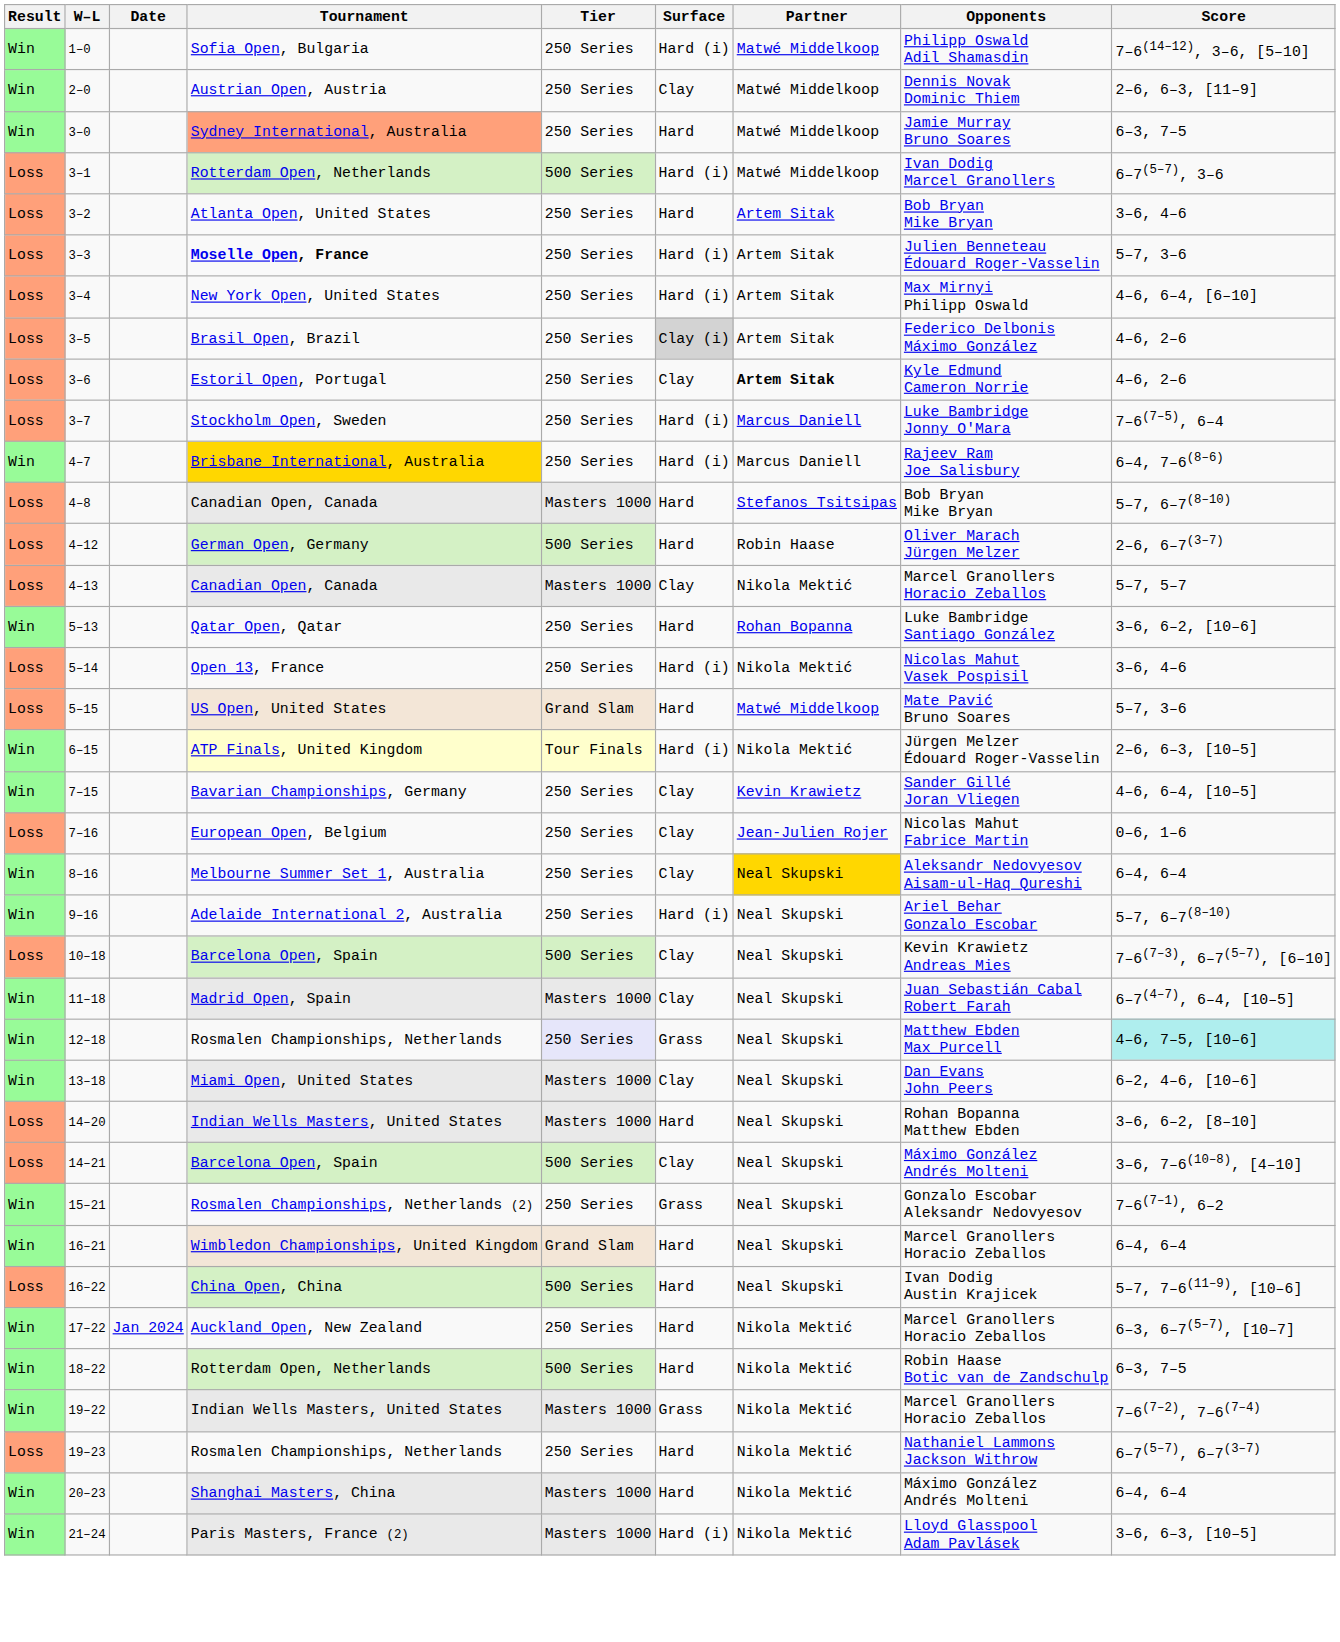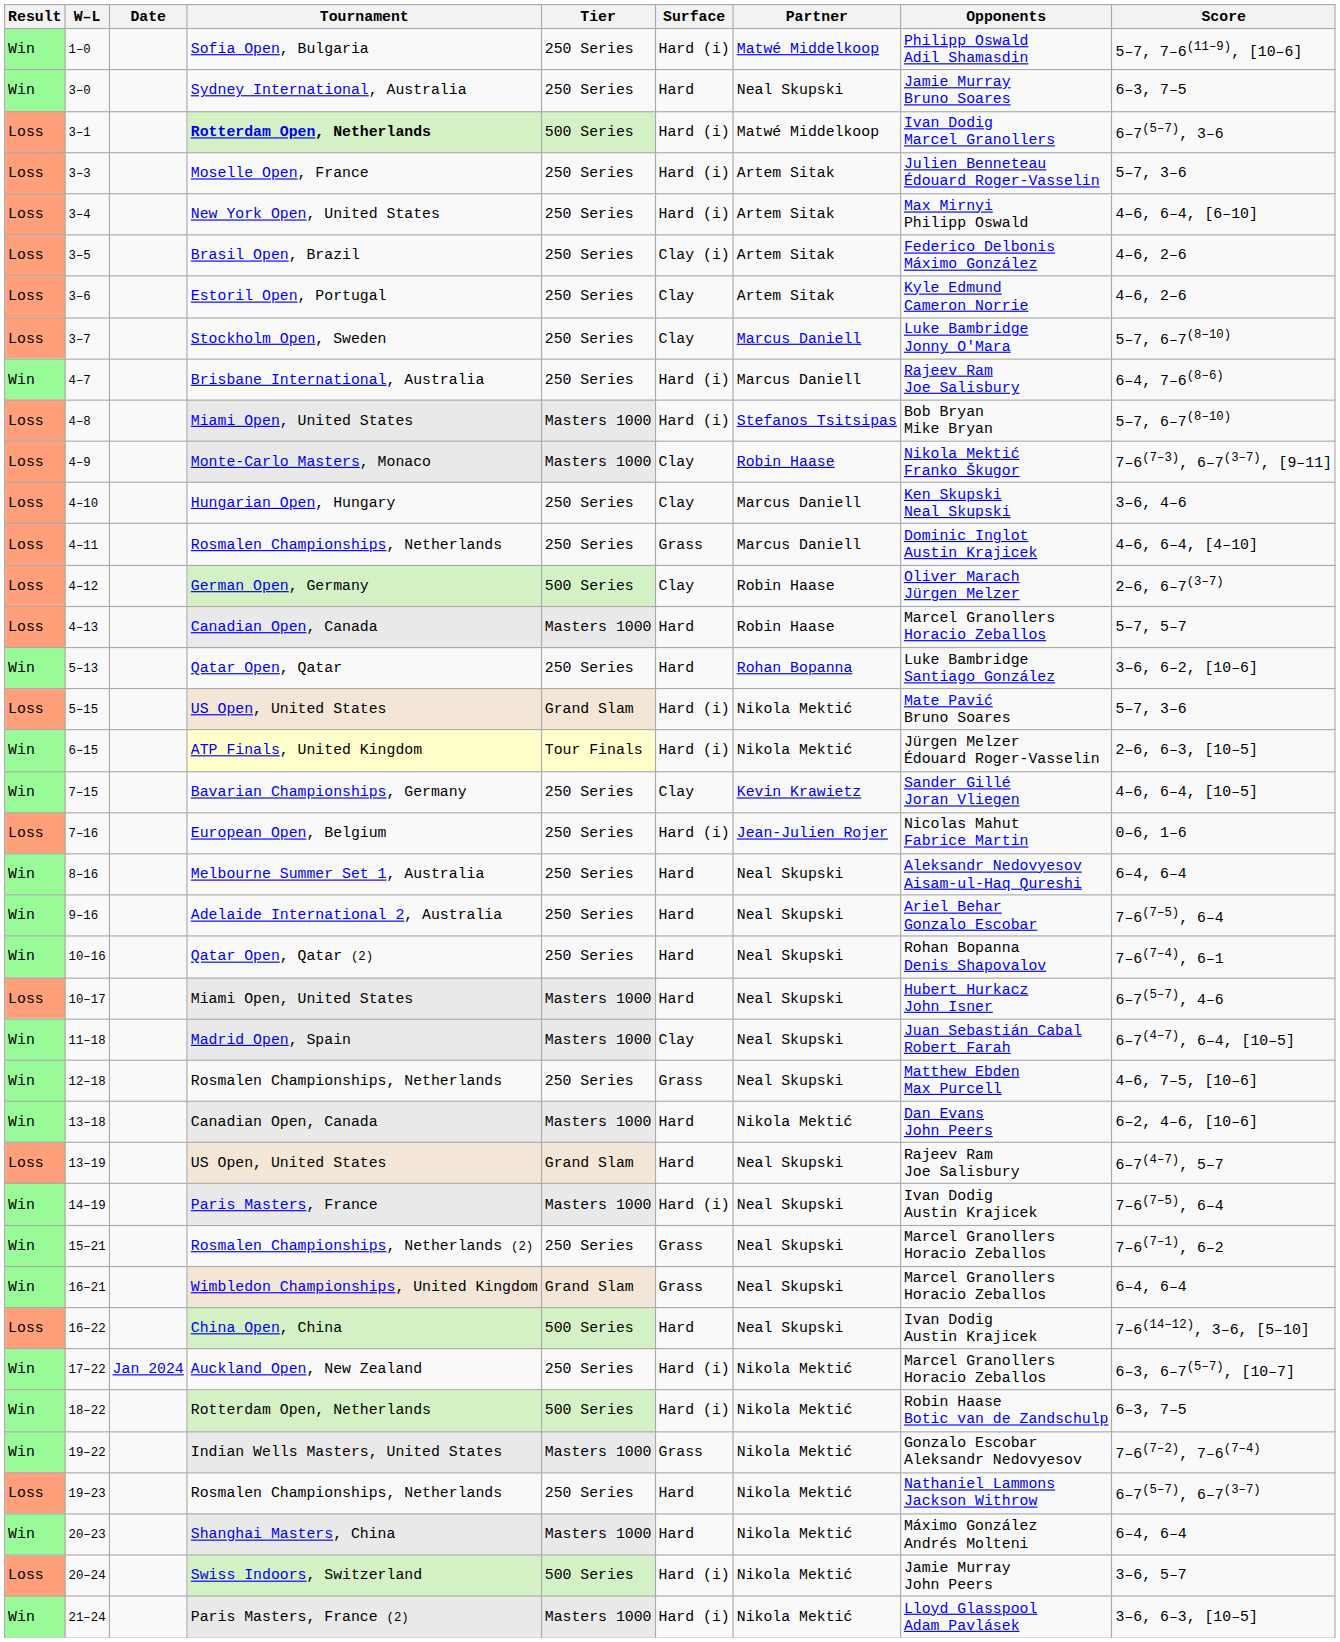(1213, 49) 7–6(14–12), 3–6, [5–10] -> (1209, 49) 5–7, 7–6(11–9), [10–6]
- row: (80, 91)
(329, 132) lightsalmon background -> (329, 91) no background
(808, 132) Matwé Middelkoop -> (790, 91) Neal Skupski
(311, 173) normal -> (311, 132) bold
- row: (80, 215)
(280, 256) bold -> (280, 173) normal
(694, 338) lightgrey background -> (694, 256) no background
(786, 379) bold -> (786, 297) normal
(694, 421) Hard (i) -> (676, 338) Clay
(1170, 421) 7–6(7–5), 6–4 -> (1173, 338) 5–7, 6–7(8–10)
(338, 462) gold background -> (338, 379) no background
(284, 503) Canadian Open, Canada -> (302, 421) Miami Open, United States
(676, 503) Hard -> (694, 421) Hard (i)
+ row: (80, 462)
+ row: (83, 504)
+ row: (83, 545)
(676, 544) Hard -> (676, 586) Clay
(676, 586) Clay -> (676, 627) Hard
(795, 586) Nikola Mektić -> (786, 627) Robin Haase
- row: (83, 669)
(676, 709) Hard -> (694, 709) Hard (i)
(808, 709) Matwé Middelkoop -> (795, 709) Nikola Mektić
(676, 833) Clay -> (694, 833) Hard (i)
(676, 874) Clay -> (676, 874) Hard
(790, 874) gold background -> (790, 874) no background
(694, 916) Hard (i) -> (676, 916) Hard
(1173, 916) 5–7, 6–7(8–10) -> (1170, 916) 7–6(7–5), 6–4
+ row: (87, 958)
+ row: (87, 999)
- row: (87, 958)
(589, 1039) lavender background -> (589, 1081) no background
(1187, 1039) paleturquoise background -> (1187, 1081) no background
(302, 1081) Miami Open, United States -> (284, 1122) Canadian Open, Canada
(676, 1081) Clay -> (676, 1122) Hard
(790, 1081) Neal Skupski -> (795, 1122) Nikola Mektić
+ row: (87, 1164)
+ row: (87, 1205)
- row: (87, 1123)
- row: (87, 1164)
(993, 1204) Gonzalo Escobar Aleksandr Nedovyesov -> (980, 1246) Marcel Granollers Horacio Zeballos
(676, 1246) Hard -> (681, 1287) Grass
(1209, 1287) 5–7, 7–6(11–9), [10–6] -> (1213, 1328) 7–6(14–12), 3–6, [5–10]
(676, 1328) Hard -> (694, 1369) Hard (i)
(676, 1369) Hard -> (694, 1411) Hard (i)
(980, 1411) Marcel Granollers Horacio Zeballos -> (993, 1452) Gonzalo Escobar Aleksandr Nedovyesov
+ row: (87, 1576)
